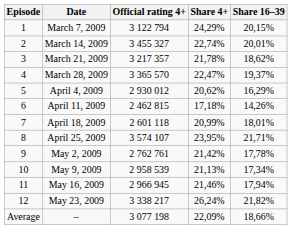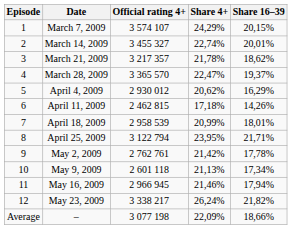(149, 28) 3 122 794 -> (149, 28) 3 574 107
(149, 122) 2 601 118 -> (149, 122) 2 958 539
(149, 138) 3 574 107 -> (149, 138) 3 122 794
(149, 169) 2 958 539 -> (149, 169) 2 601 118
